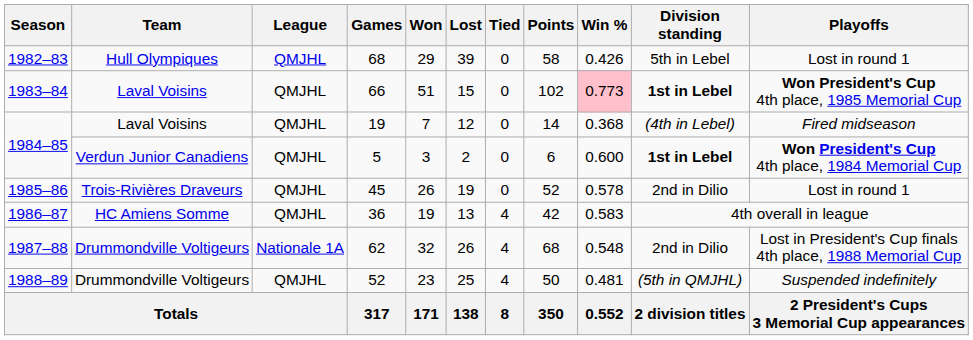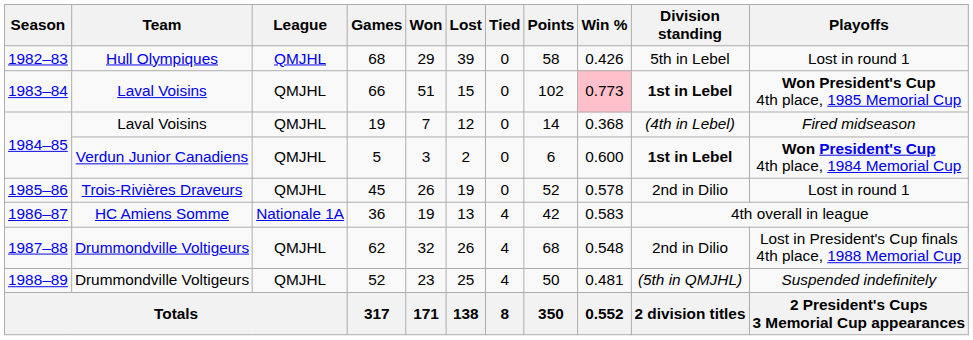(300, 214) QMJHL -> (300, 214) Nationale 1A
(300, 247) Nationale 1A -> (300, 247) QMJHL
